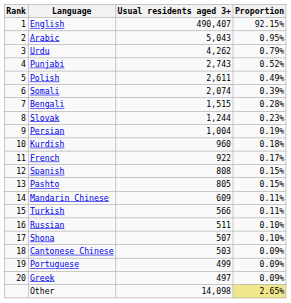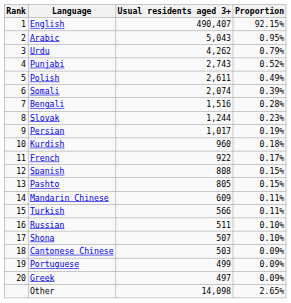(219, 104) 1,515 -> (219, 104) 1,516
(219, 131) 1,004 -> (219, 131) 1,017
(272, 291) khaki background -> (272, 291) no background
